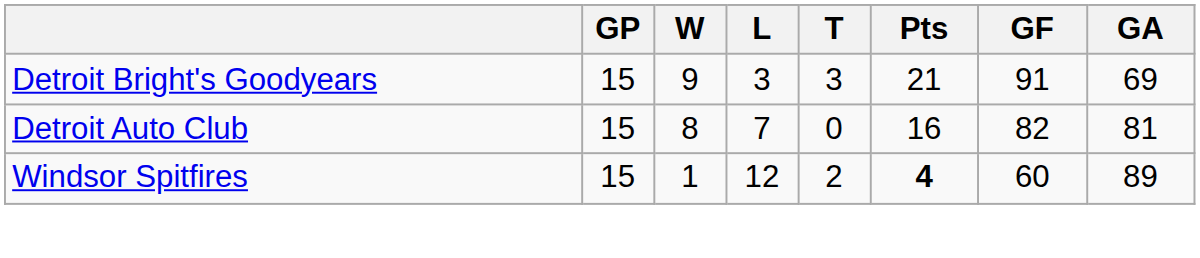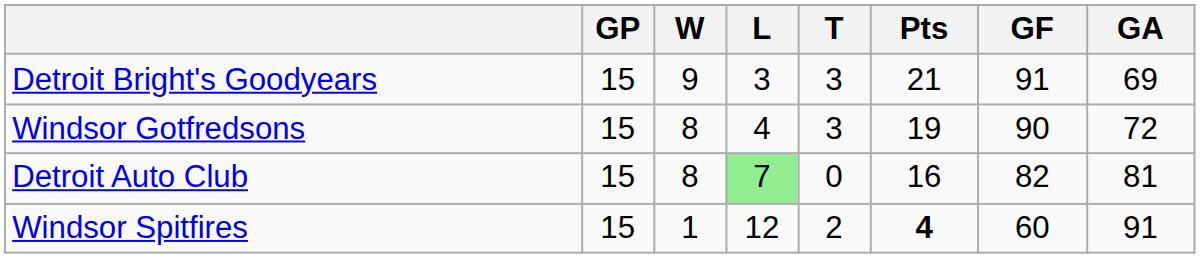+ row: (159, 128)
(762, 128) no background -> (762, 177) lightgreen background
(1140, 177) 89 -> (1140, 227) 91
